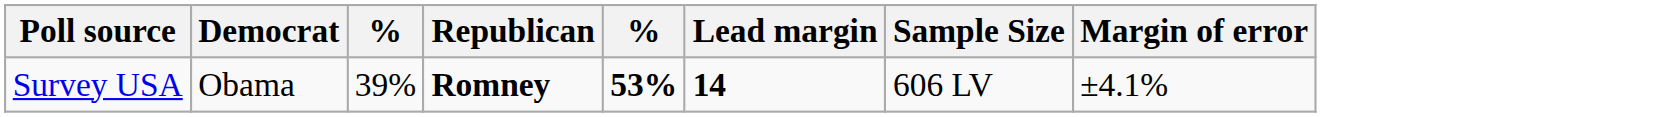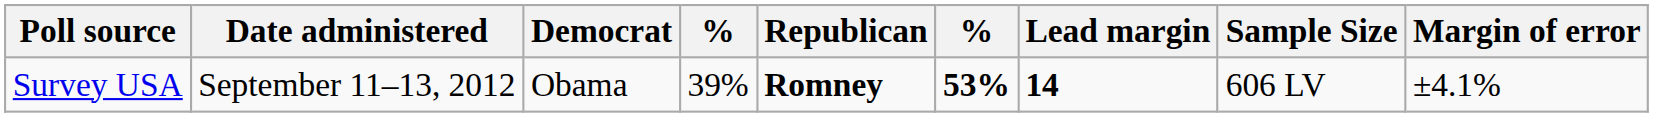+ column: (357, 31)
